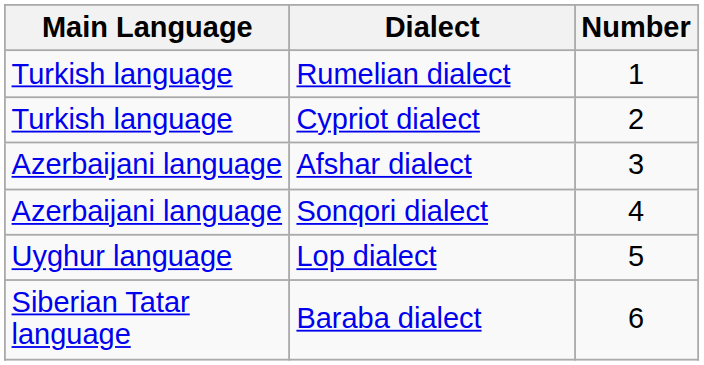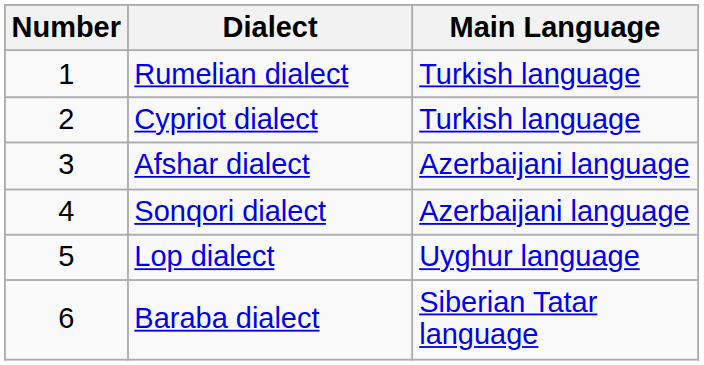columns swapped: (636, 27) <-> (147, 27)
